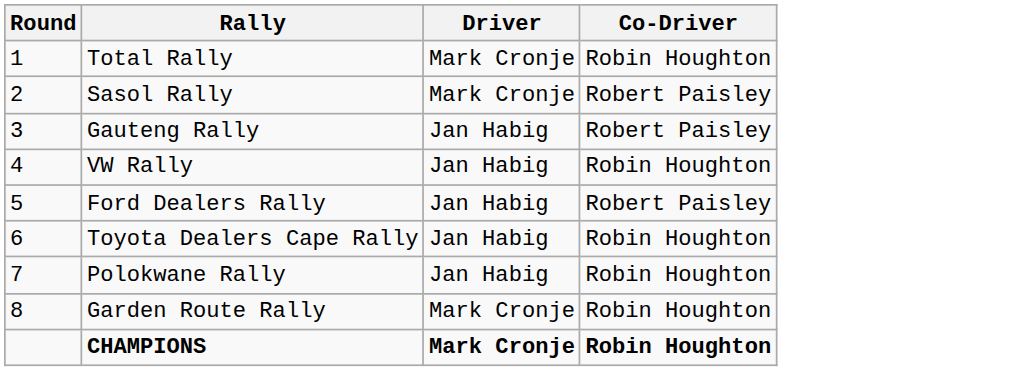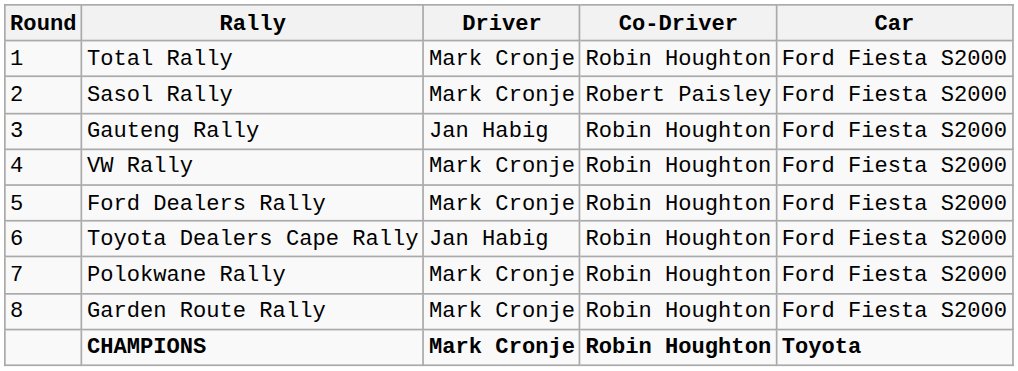+ column: (894, 23)
(678, 131) Robert Paisley -> (678, 131) Robin Houghton
(489, 167) Jan Habig -> (502, 167) Mark Cronje
(489, 203) Jan Habig -> (502, 203) Mark Cronje
(678, 203) Robert Paisley -> (678, 203) Robin Houghton
(489, 275) Jan Habig -> (502, 275) Mark Cronje
